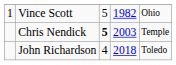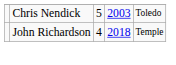- row: (45, 13)
(105, 32) bold -> (99, 13) normal
(155, 32) Temple -> (148, 13) Toledo
(154, 50) Toledo -> (149, 32) Temple
